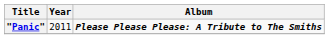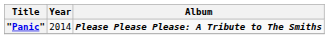(60, 27) 2011 -> (60, 27) 2014
